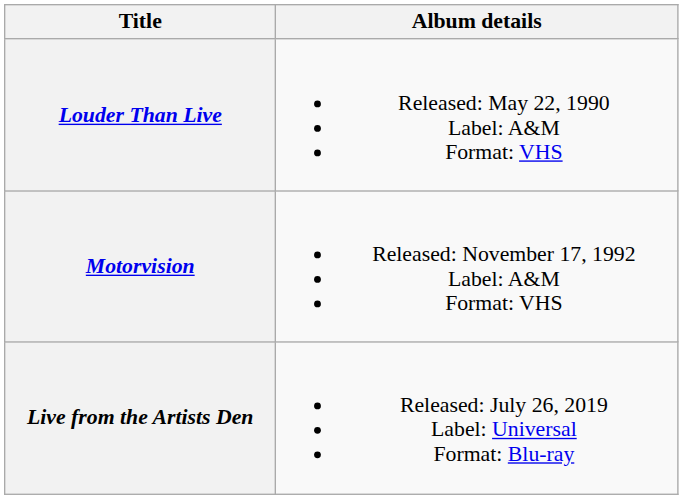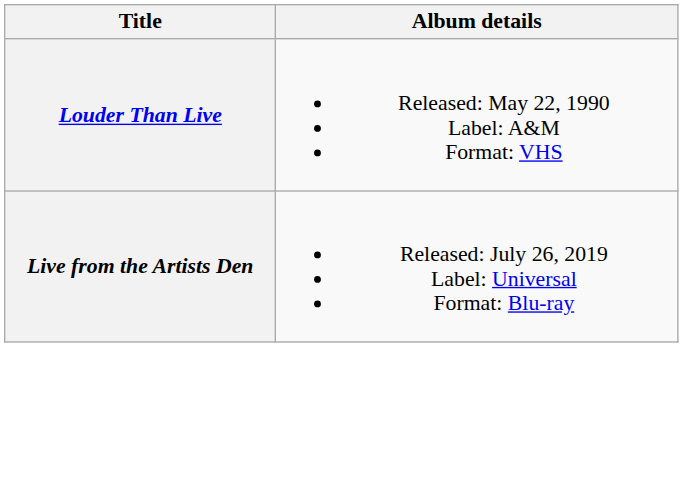- row: (140, 266)
